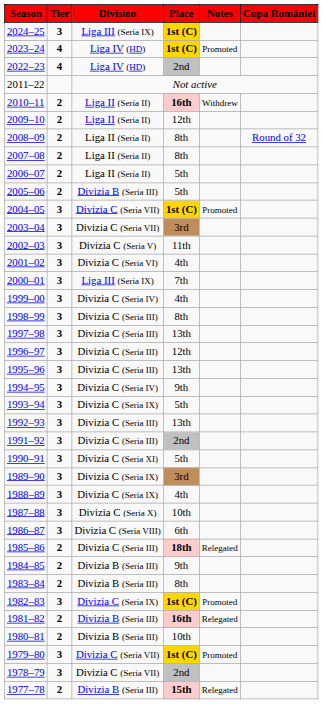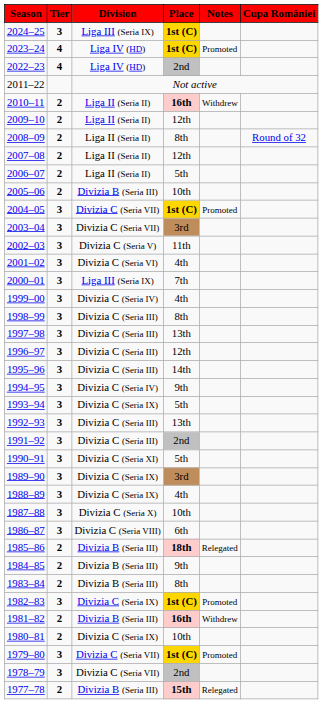(181, 156) 8th -> (181, 156) 12th
(181, 191) 5th -> (181, 191) 10th
(181, 370) 13th -> (181, 370) 14th
(118, 548) Divizia C (Seria III) -> (118, 548) Divizia B (Seria III)
(220, 620) Relegated -> (220, 620) Withdrew
(118, 637) Divizia B (Seria III) -> (118, 637) Divizia C (Seria IX)
